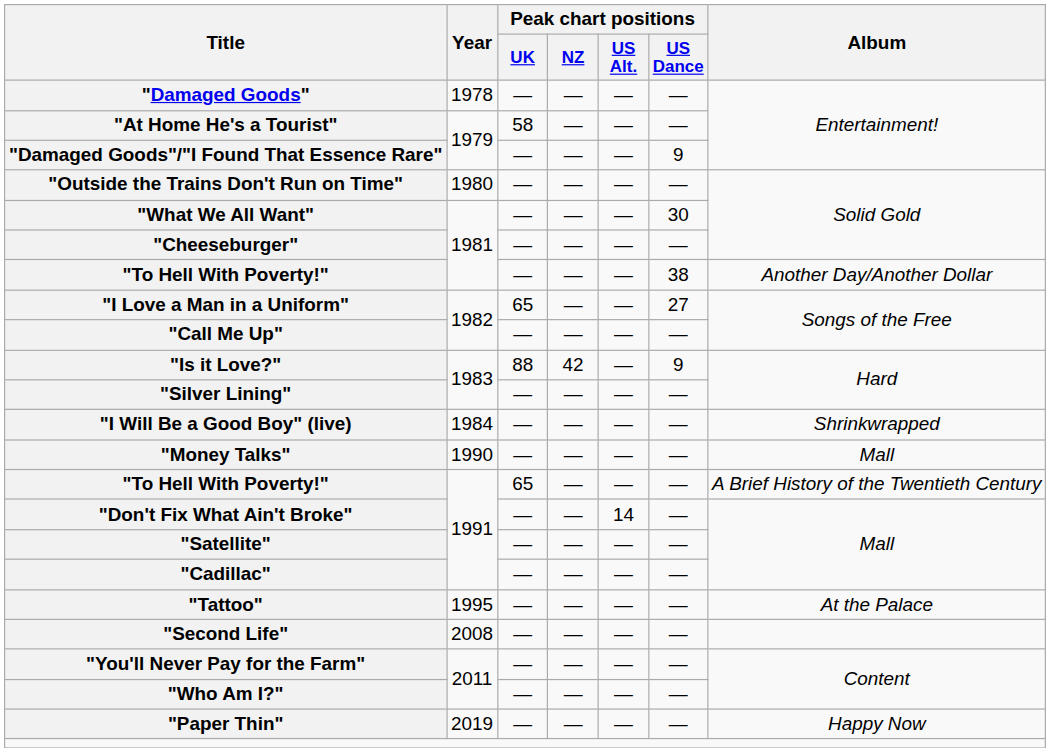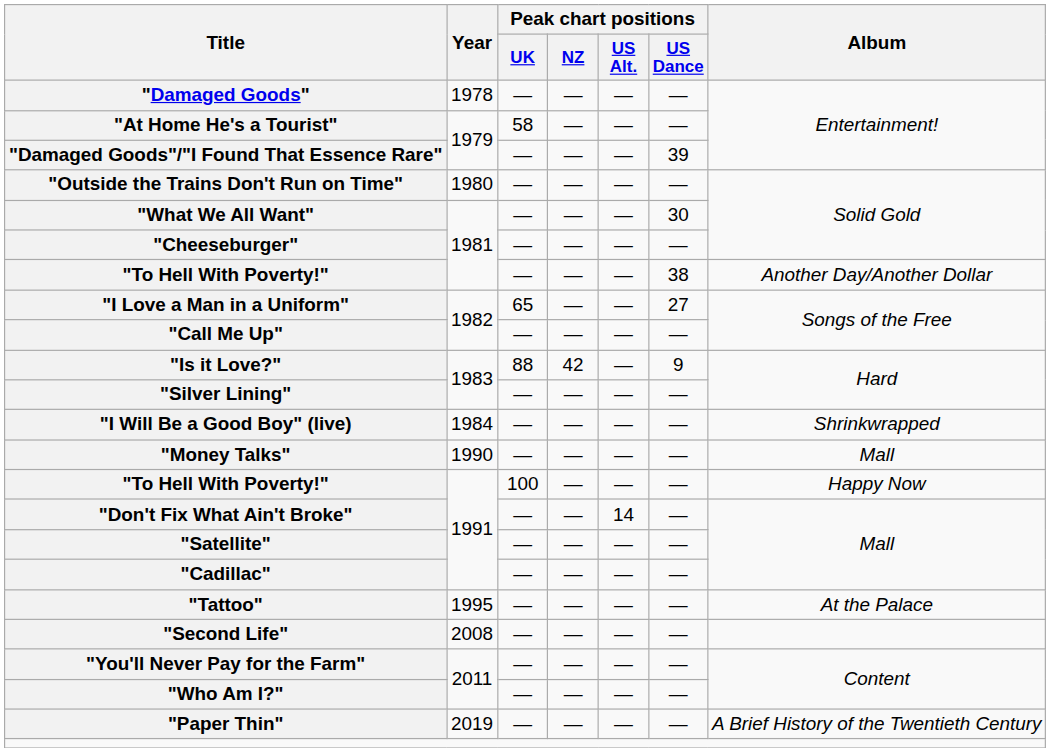(678, 155) 9 -> (678, 155) 39
(523, 484) 65 -> (523, 484) 100
(877, 484) A Brief History of the Twentieth Century -> (877, 484) Happy Now
(877, 723) Happy Now -> (877, 723) A Brief History of the Twentieth Century
